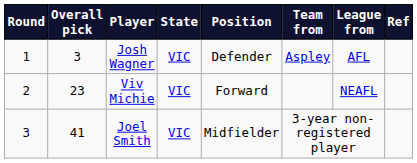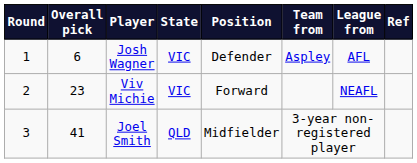(77, 57) 3 -> (77, 57) 6
(179, 133) VIC -> (179, 133) QLD
